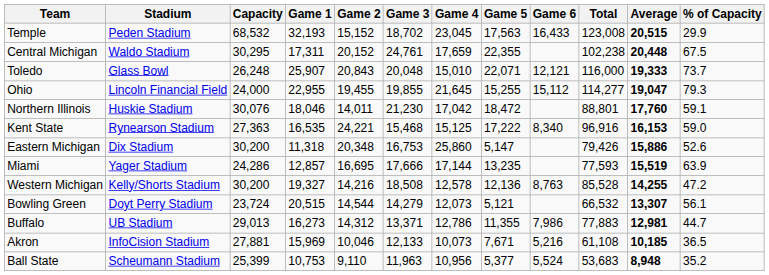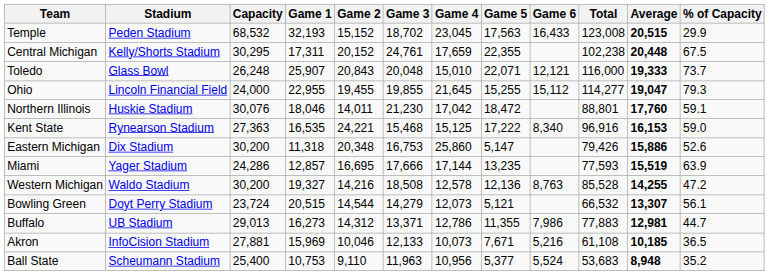(149, 52) Waldo Stadium -> (164, 52) Kelly/Shorts Stadium
(164, 185) Kelly/Shorts Stadium -> (149, 185) Waldo Stadium
(251, 261) 25,399 -> (251, 261) 25,400
